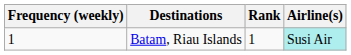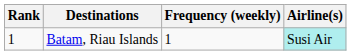columns swapped: (264, 16) <-> (66, 16)
